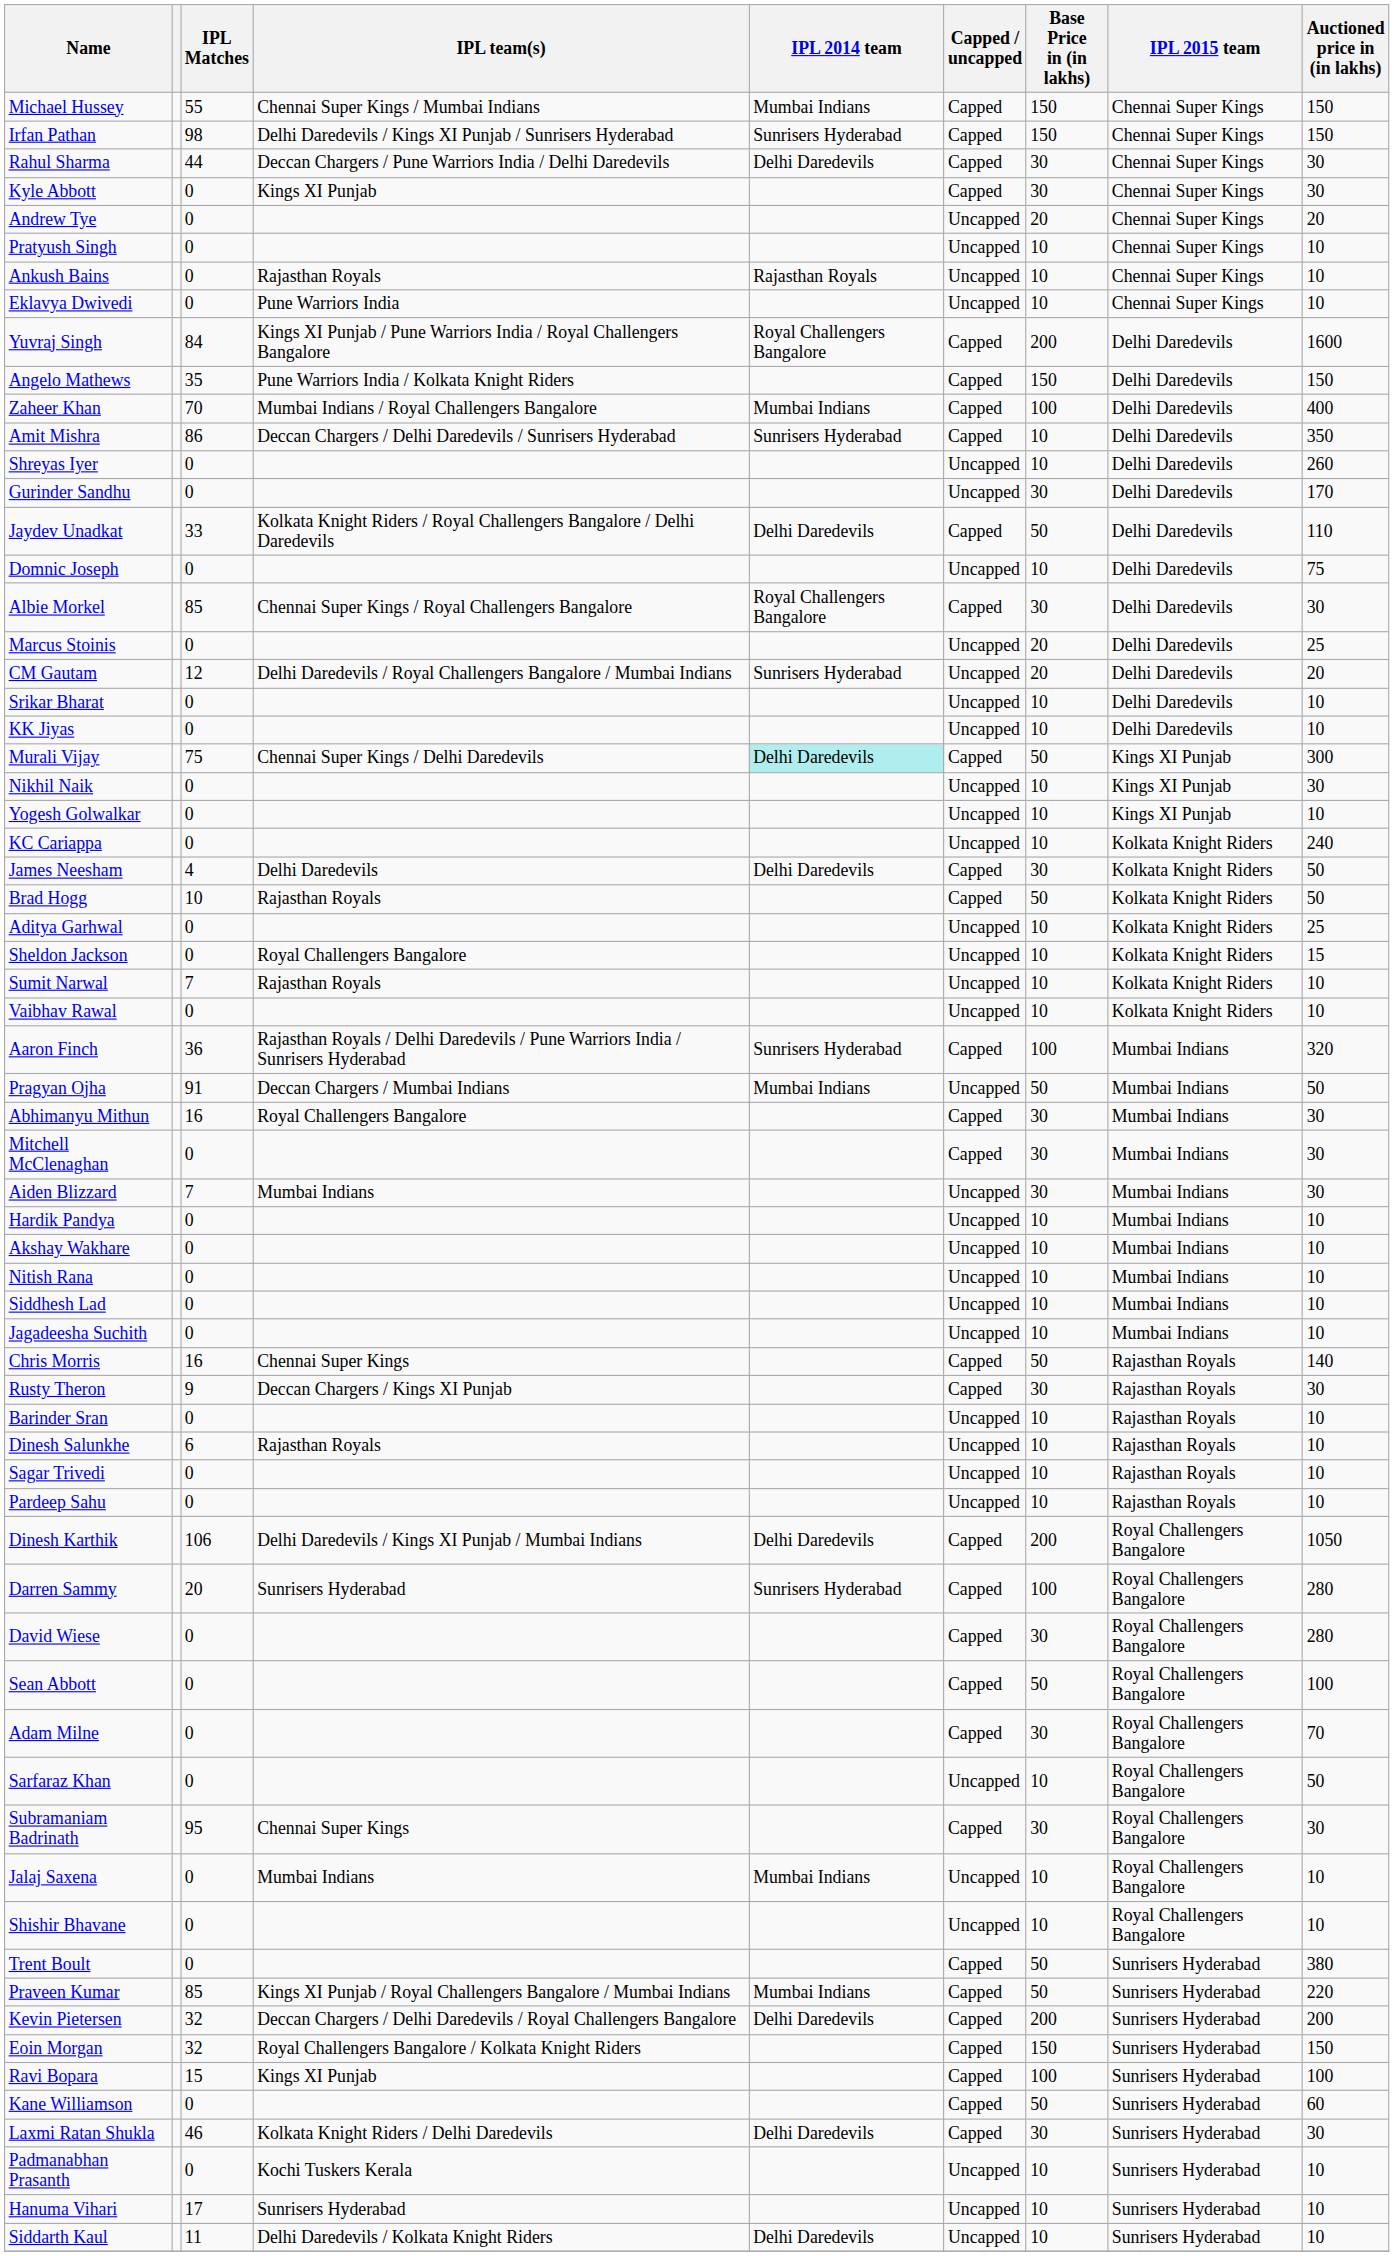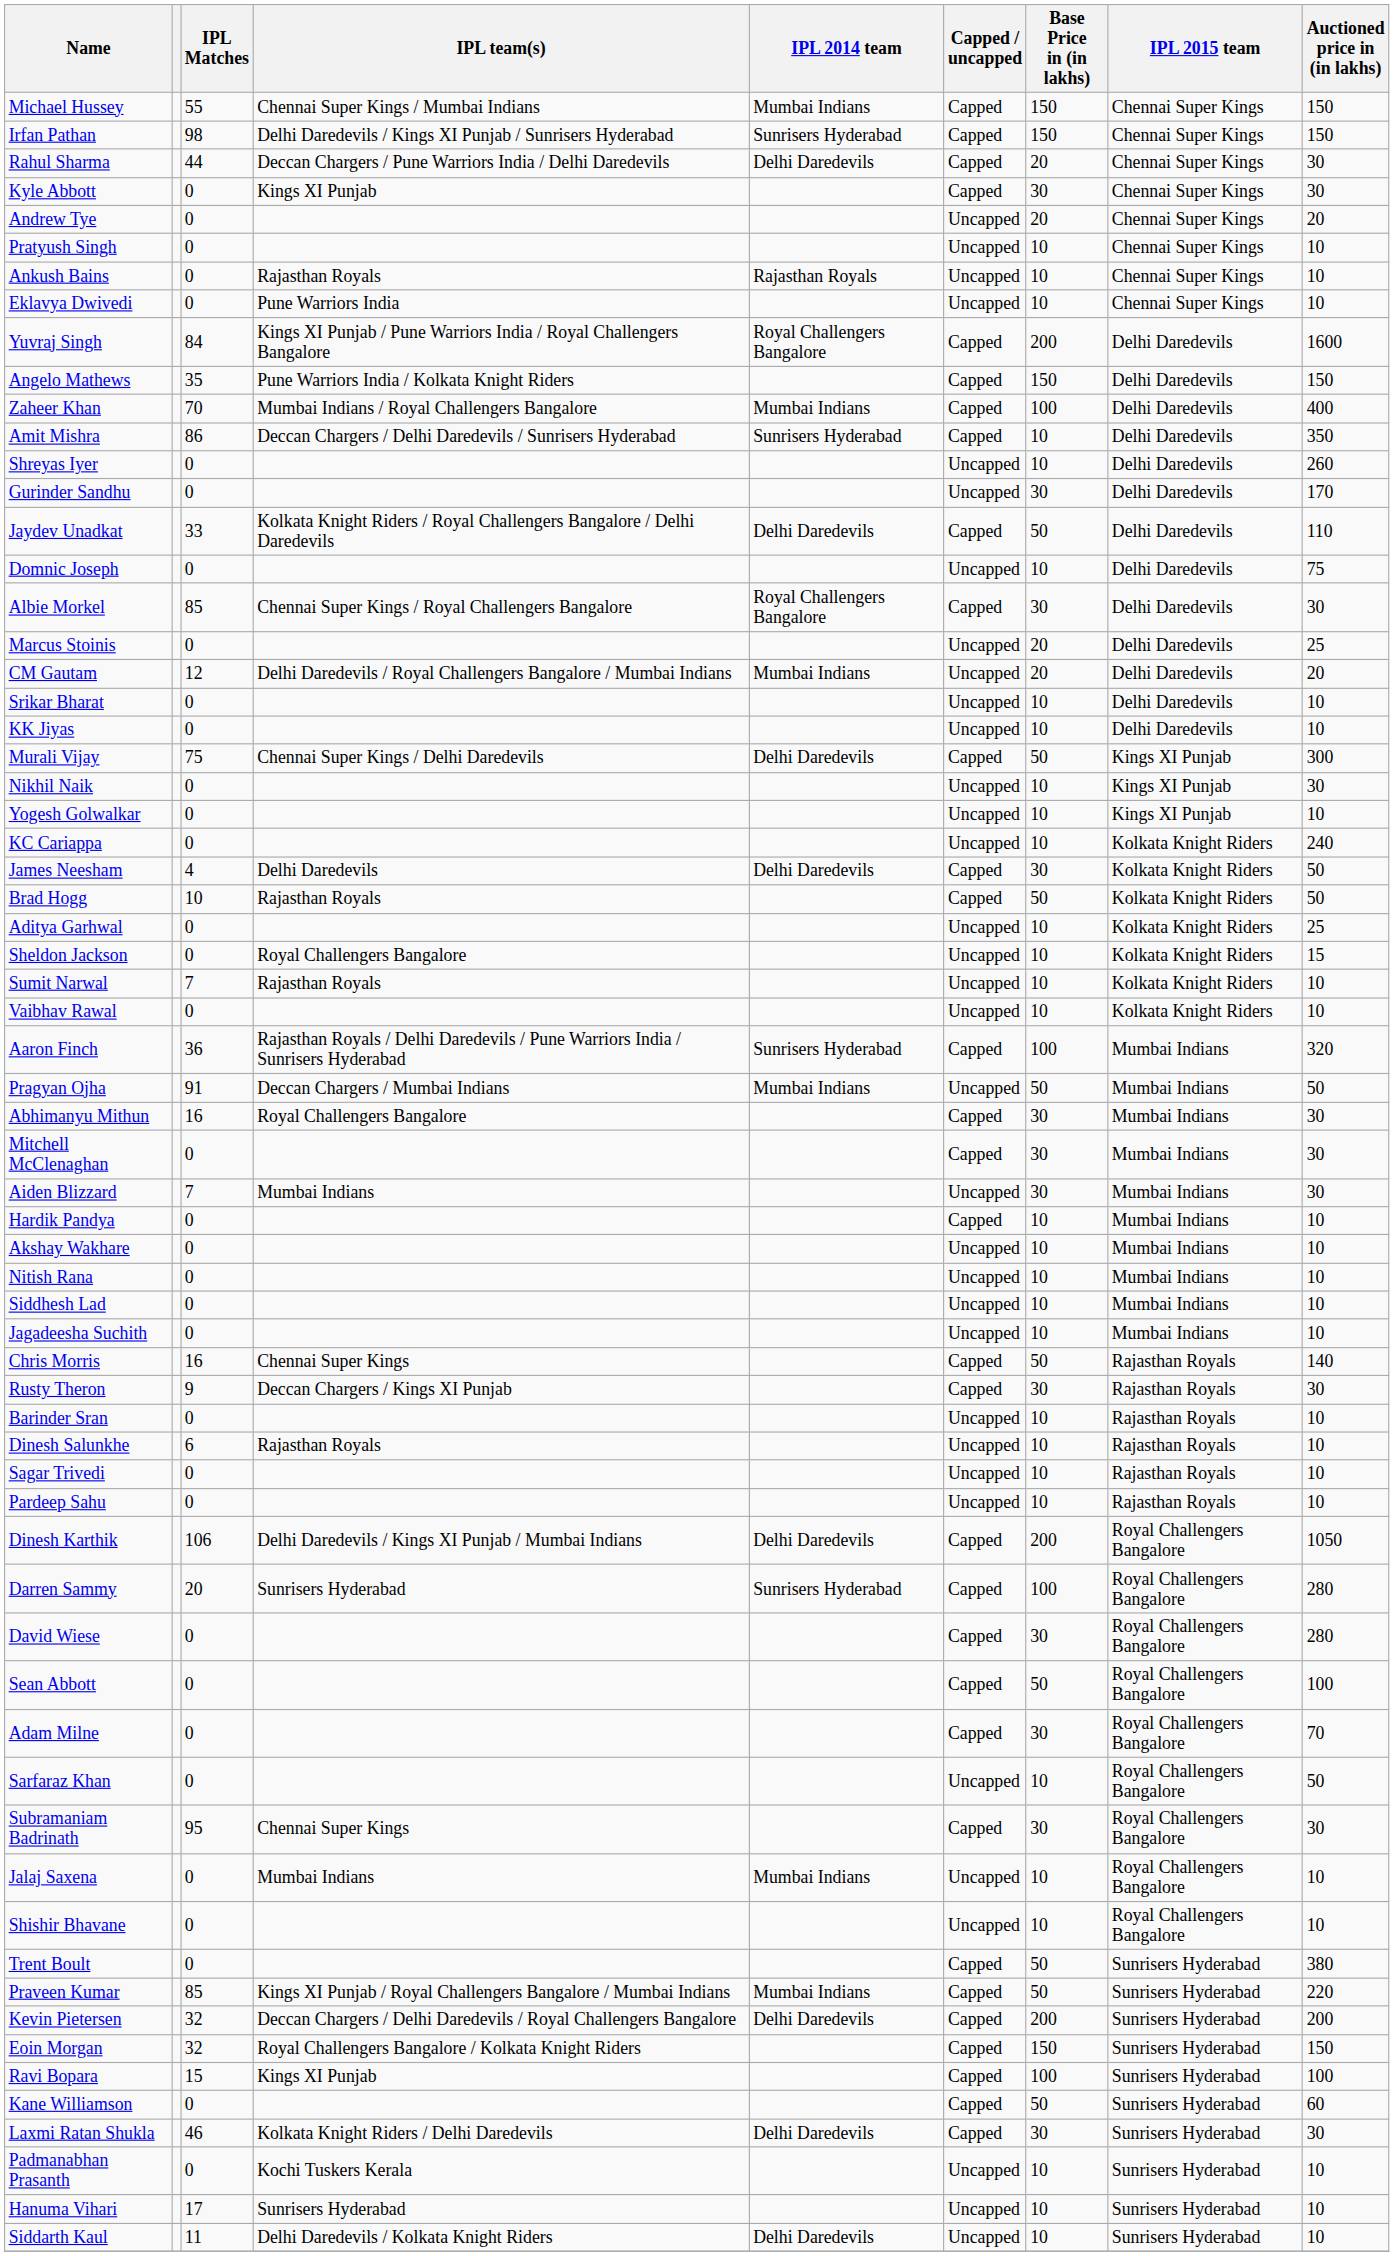(1039, 163) 30 -> (1039, 163) 20
(827, 673) Sunrisers Hyderabad -> (812, 673) Mumbai Indians
(814, 758) paleturquoise background -> (814, 758) no background
(984, 1220) Uncapped -> (975, 1220) Capped
